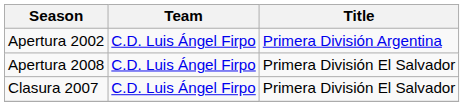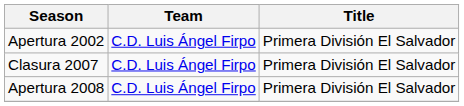(352, 40) Primera División Argentina -> (359, 40) Primera División El Salvador
rows swapped: (53, 88) <-> (56, 64)
